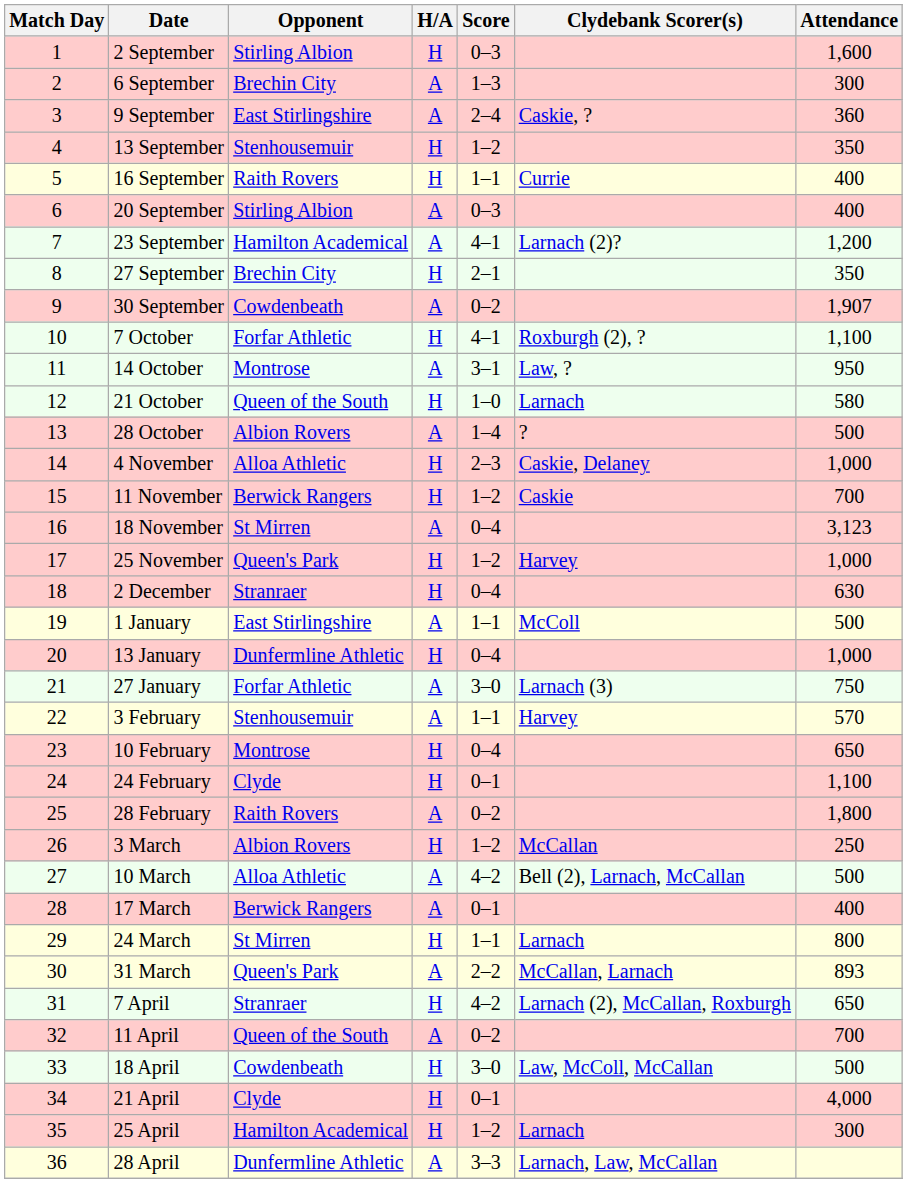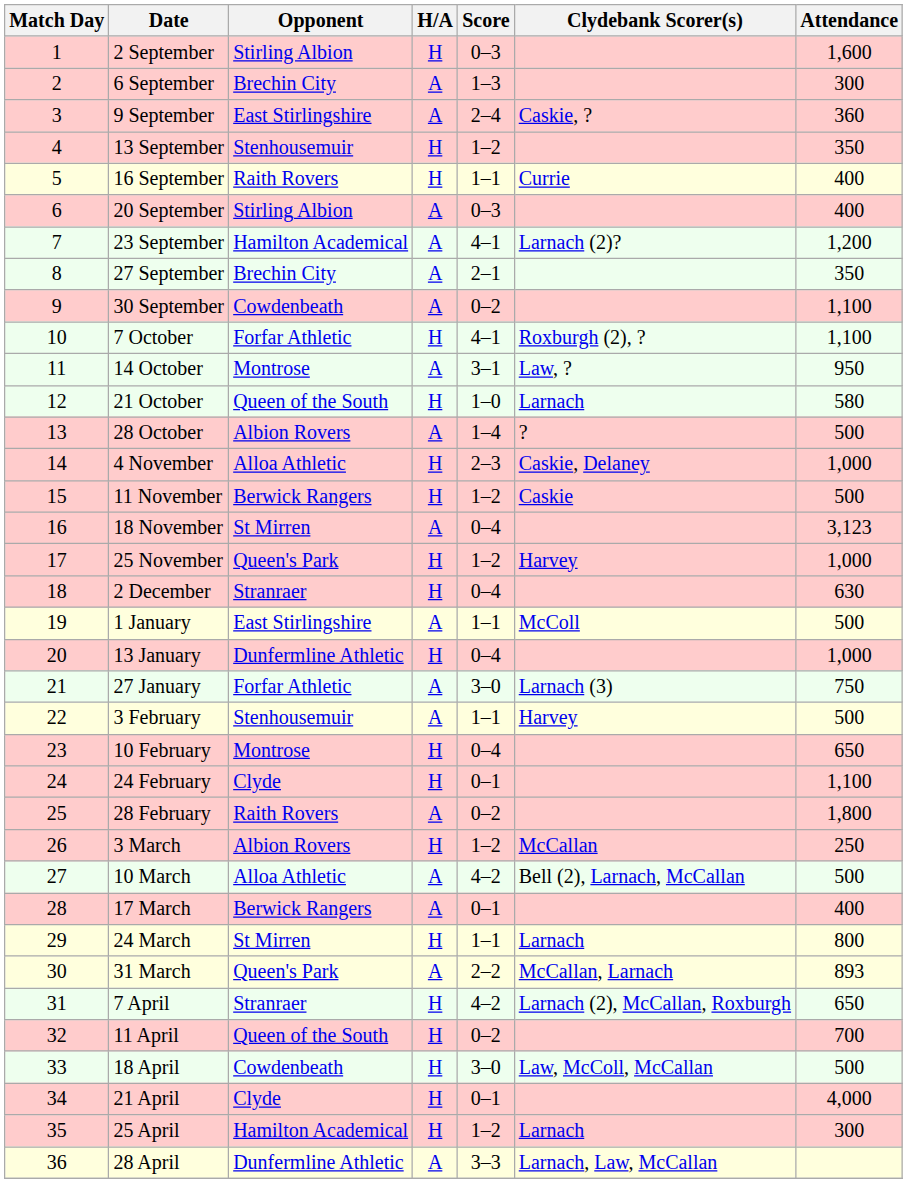(435, 274) H -> (435, 274) A
(849, 305) 1,907 -> (849, 305) 1,100
(849, 496) 700 -> (849, 496) 500
(849, 718) 570 -> (849, 718) 500
(435, 1035) A -> (435, 1035) H
